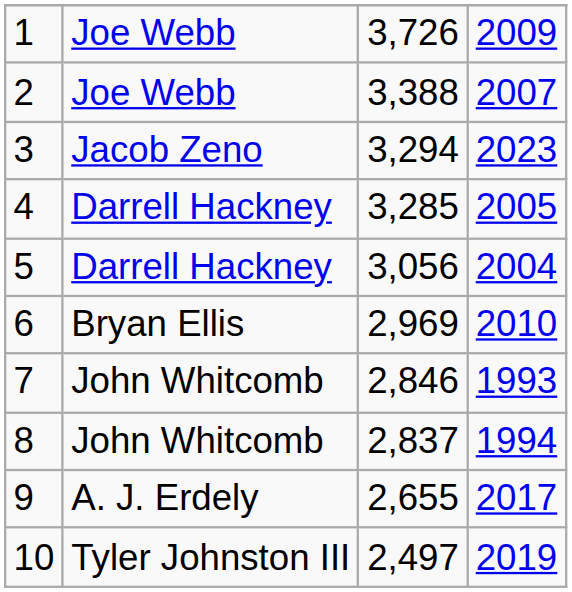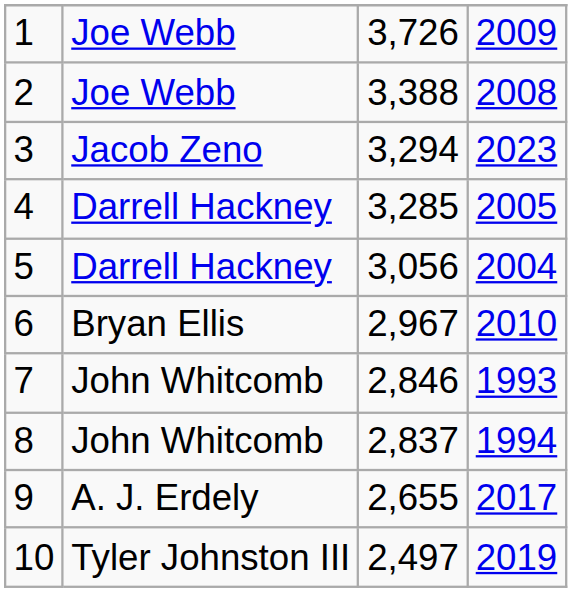(516, 91) 2007 -> (516, 91) 2008
(413, 324) 2,969 -> (413, 324) 2,967
